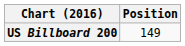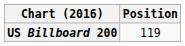(150, 32) 149 -> (150, 32) 119
